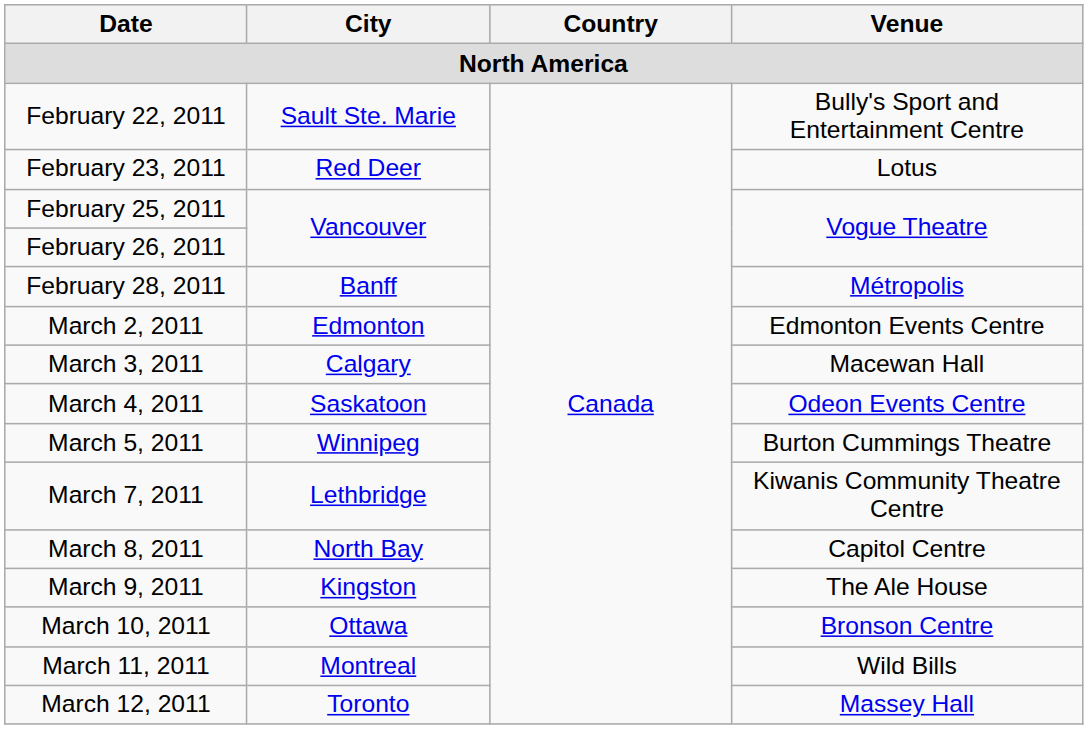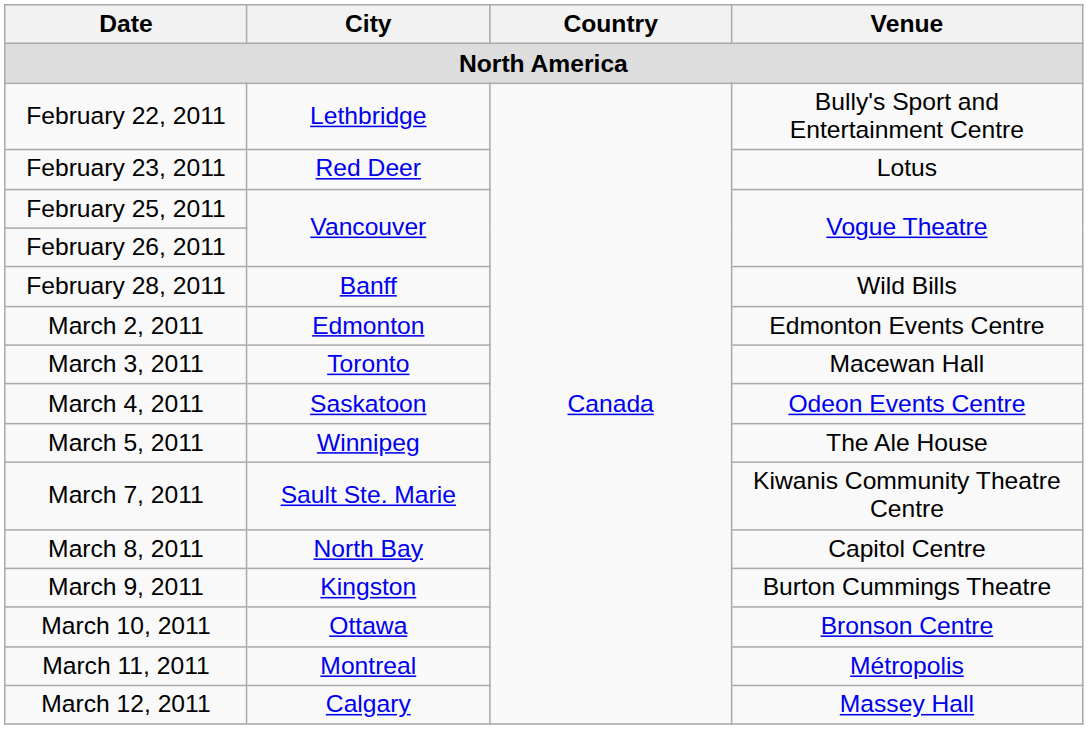(368, 116) Sault Ste. Marie -> (368, 116) Lethbridge
(907, 286) Métropolis -> (907, 286) Wild Bills
(368, 364) Calgary -> (368, 364) Toronto
(907, 442) Burton Cummings Theatre -> (907, 442) The Ale House
(368, 495) Lethbridge -> (368, 495) Sault Ste. Marie
(907, 587) The Ale House -> (907, 587) Burton Cummings Theatre
(907, 665) Wild Bills -> (907, 665) Métropolis
(368, 704) Toronto -> (368, 704) Calgary
